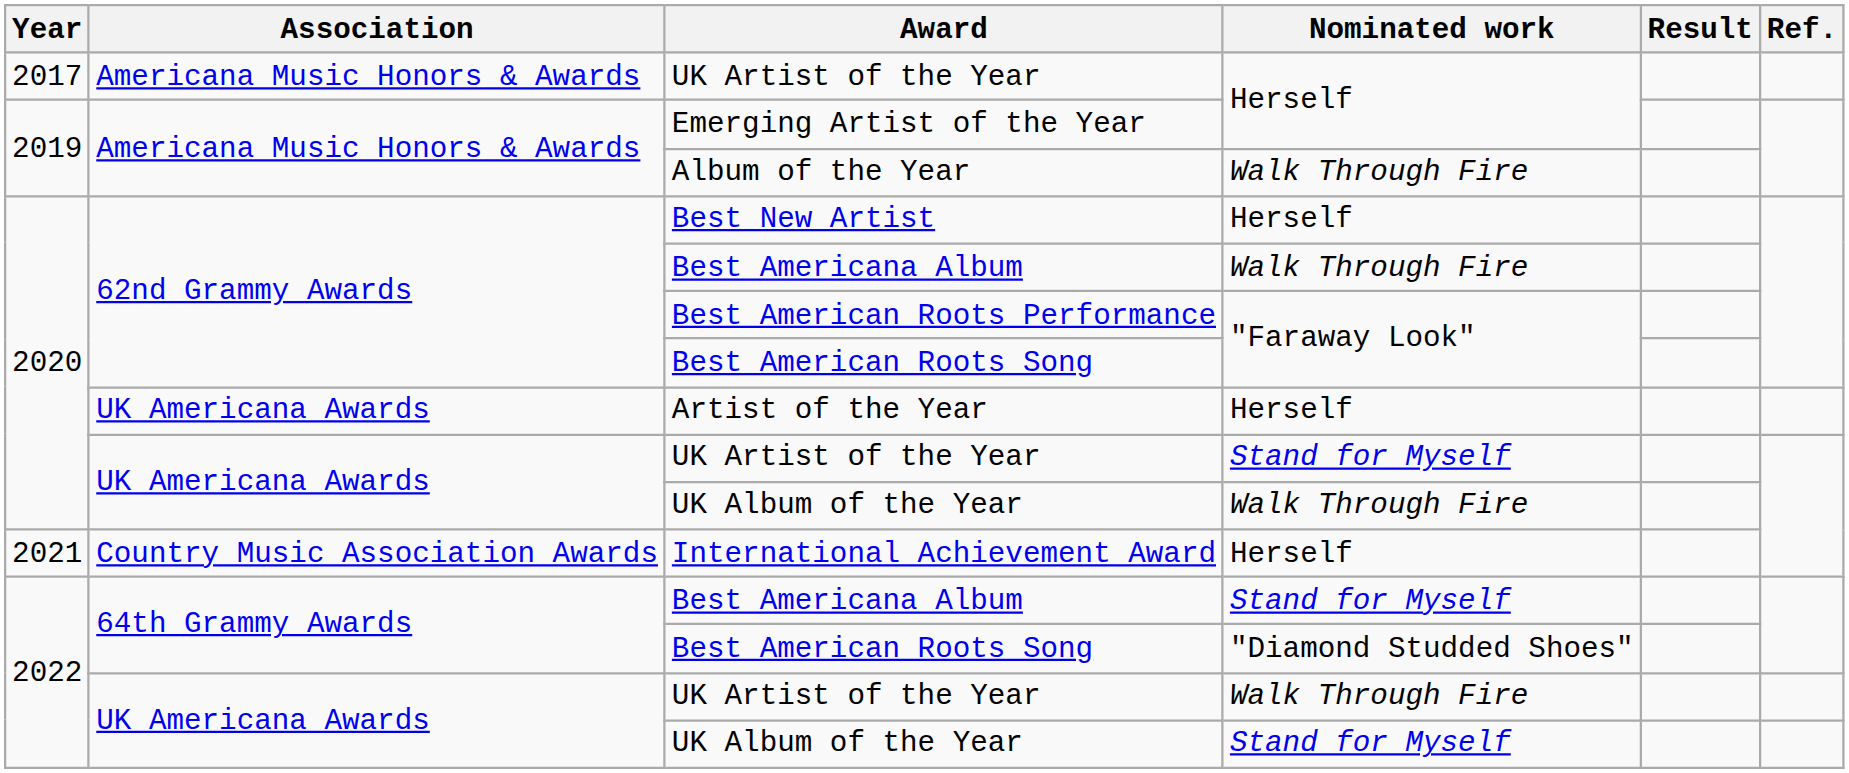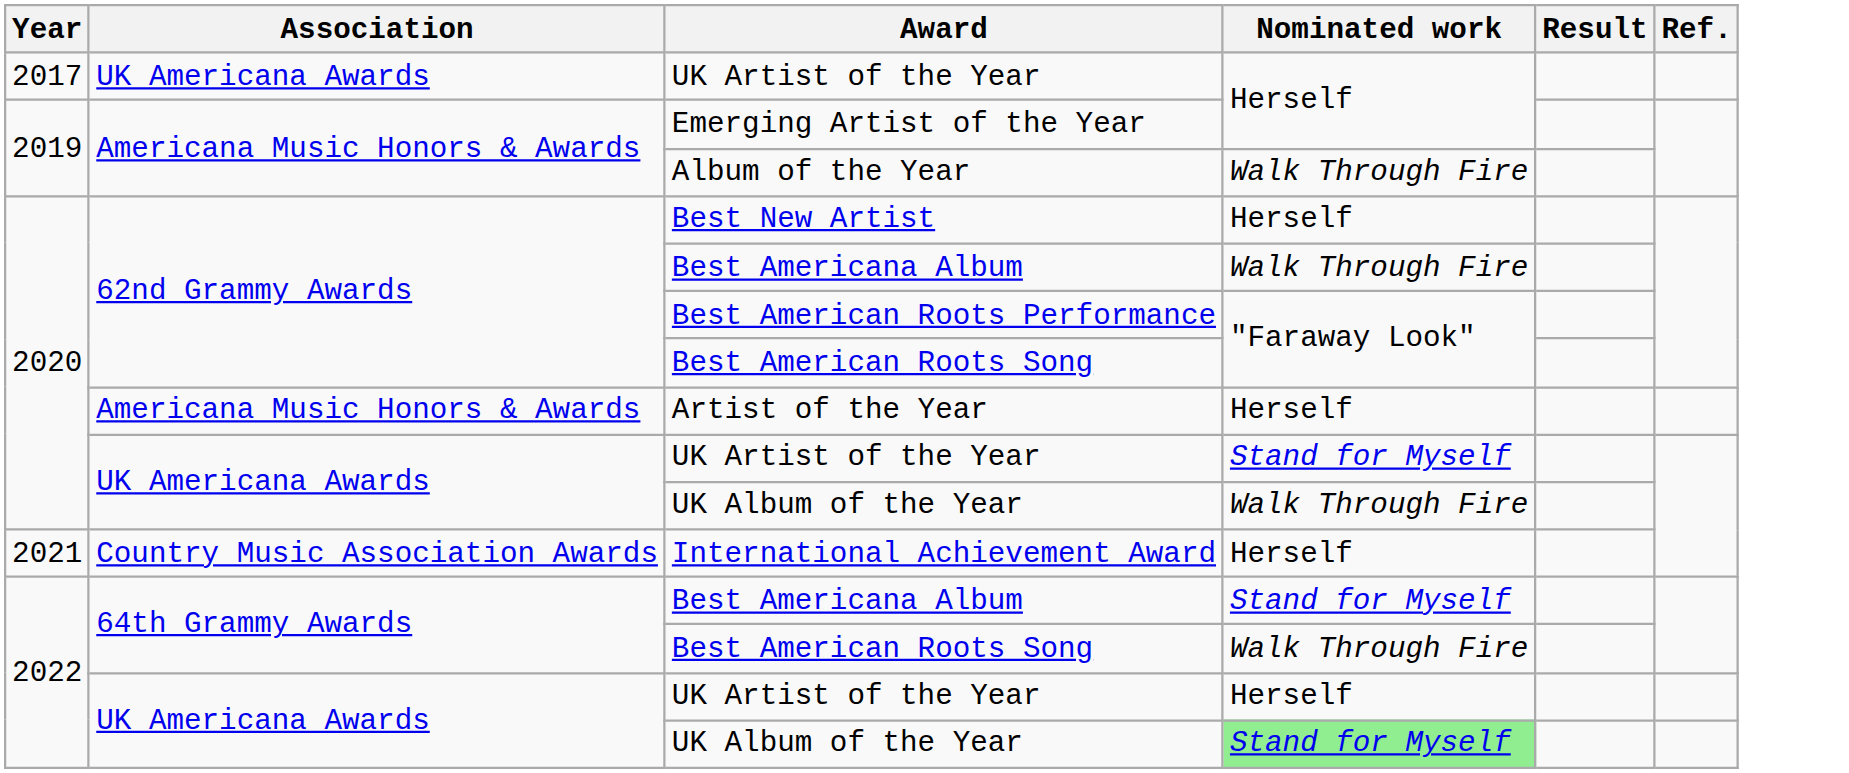(368, 77) Americana Music Honors & Awards -> (263, 77) UK Americana Awards
(263, 410) UK Americana Awards -> (368, 410) Americana Music Honors & Awards
(1432, 649) "Diamond Studded Shoes" -> (1379, 649) Walk Through Fire
(1379, 696) Walk Through Fire -> (1291, 696) Herself
(1370, 744) no background -> (1370, 744) lightgreen background
